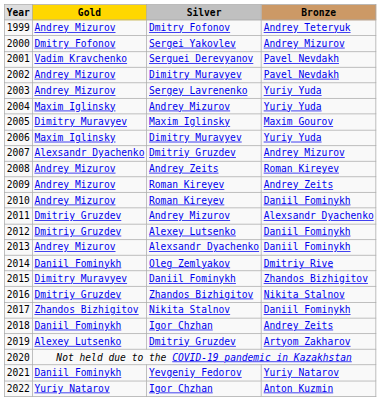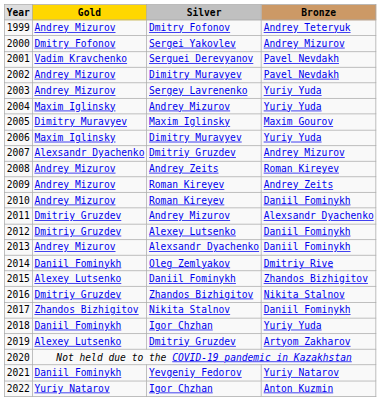(81, 279) Dimitry Muravyev -> (78, 279) Alexey Lutsenko
(298, 326) Andrey Zeits -> (293, 326) Yuriy Yuda
